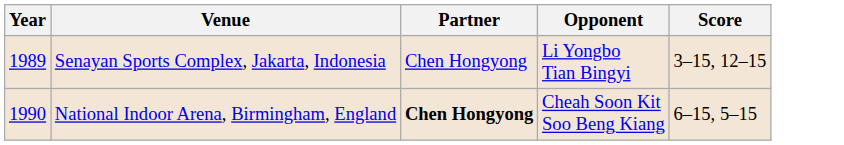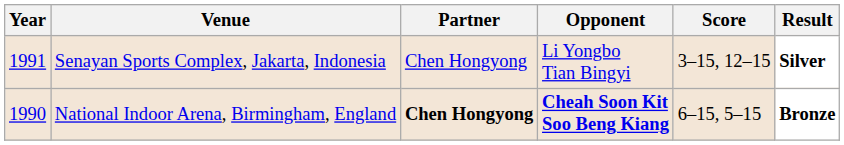+ column: (807, 20)
(28, 61) 1989 -> (28, 61) 1991
(603, 114) normal -> (605, 114) bold
